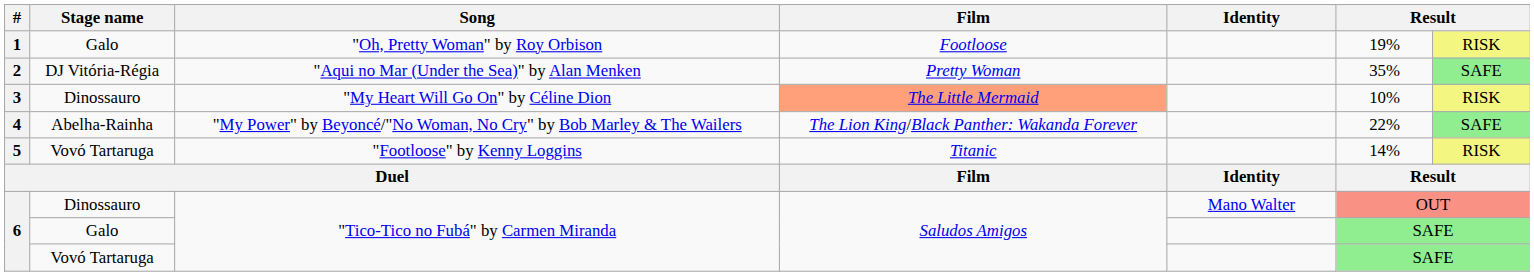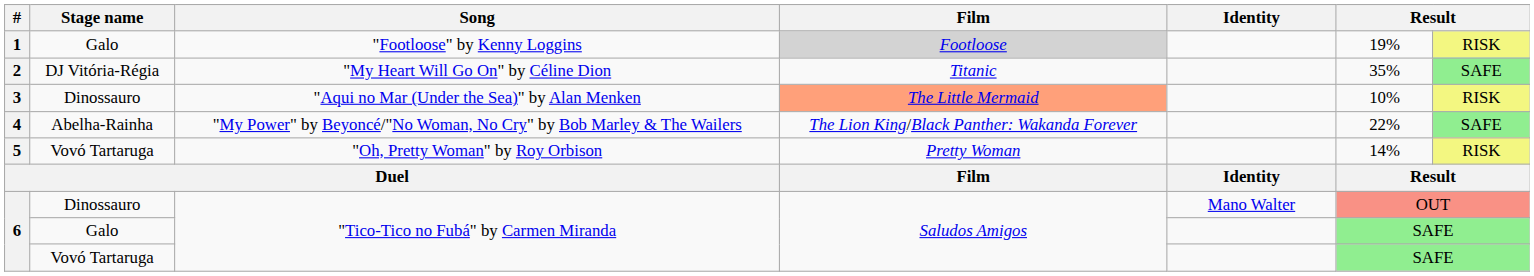(477, 44) "Oh, Pretty Woman" by Roy Orbison -> (477, 44) "Footloose" by Kenny Loggins
(973, 44) no background -> (973, 44) lightgrey background
(477, 71) "Aqui no Mar (Under the Sea)" by Alan Menken -> (477, 71) "My Heart Will Go On" by Céline Dion
(973, 71) Pretty Woman -> (973, 71) Titanic
(477, 97) "My Heart Will Go On" by Céline Dion -> (477, 97) "Aqui no Mar (Under the Sea)" by Alan Menken
(477, 151) "Footloose" by Kenny Loggins -> (477, 151) "Oh, Pretty Woman" by Roy Orbison
(973, 151) Titanic -> (973, 151) Pretty Woman
